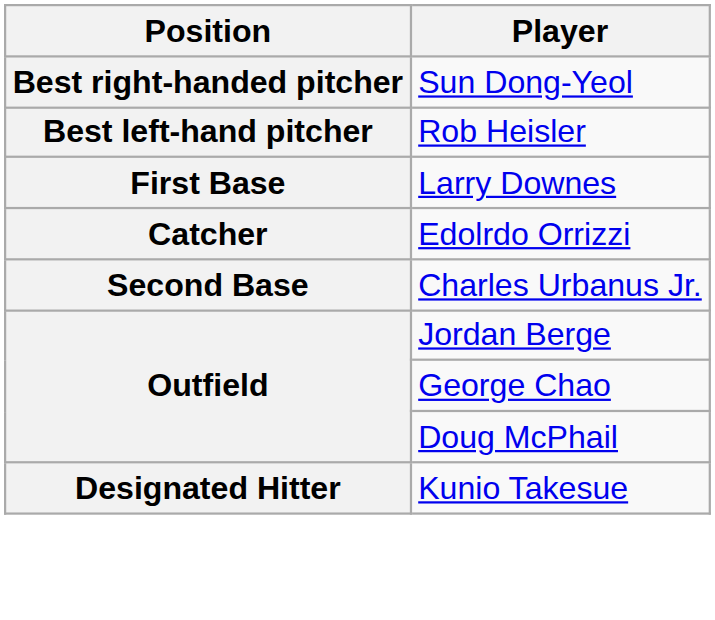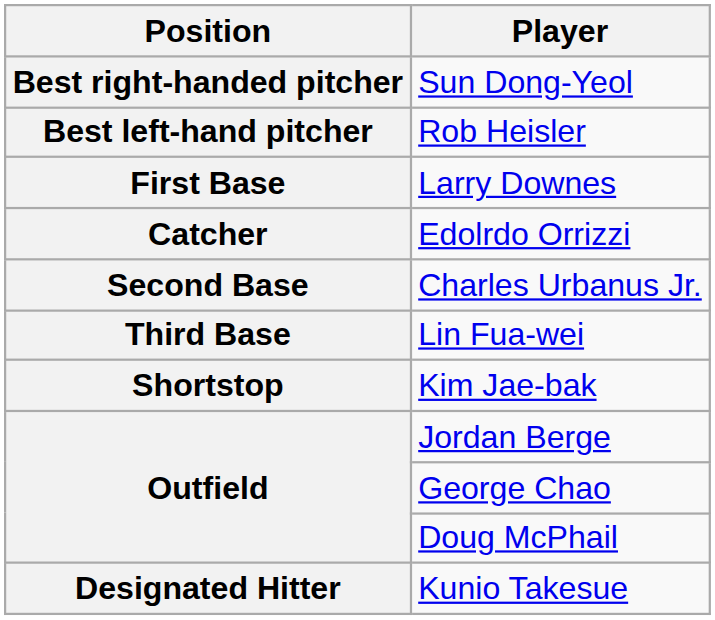+ row: (501, 335)
+ row: (507, 386)
